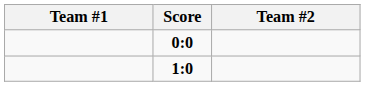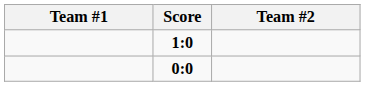rows swapped: (182, 42) <-> (182, 68)
